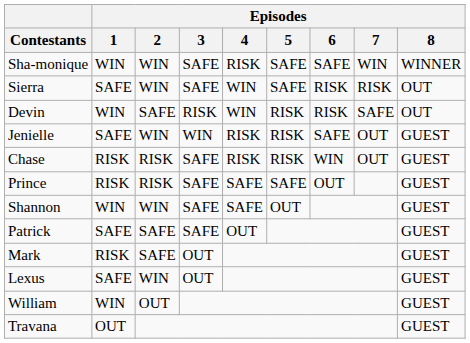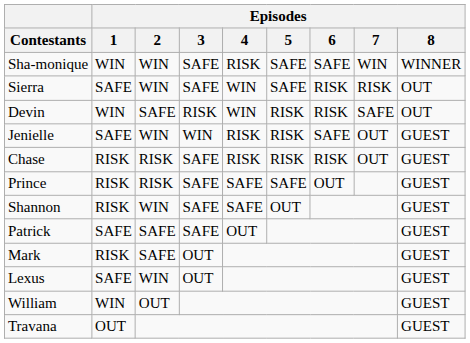(329, 159) WIN -> (331, 159) RISK
(110, 207) WIN -> (112, 207) RISK
